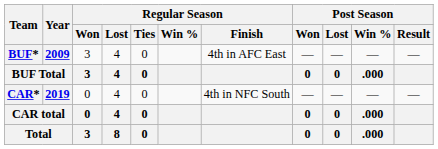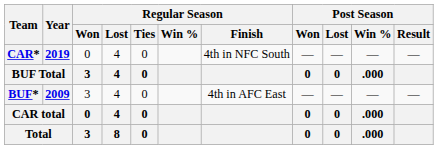rows swapped: (23, 54) <-> (23, 94)
